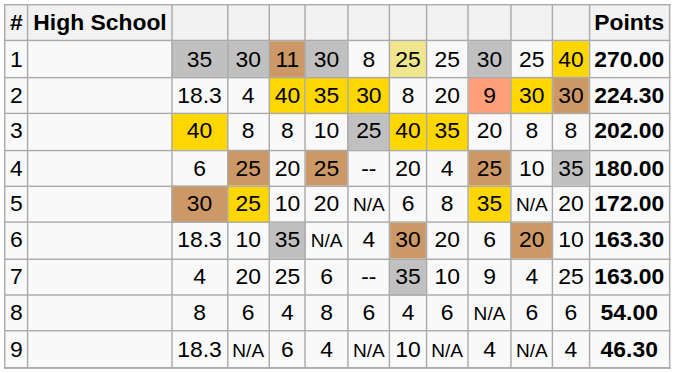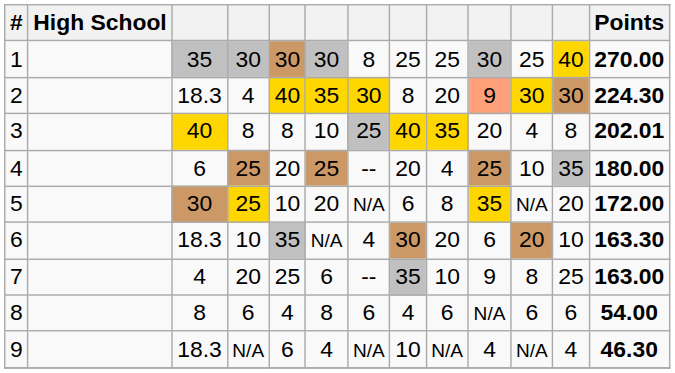(287, 58) 11 -> (287, 58) 30
(408, 58) khaki background -> (408, 58) no background
(532, 131) 8 -> (532, 131) 4
(629, 131) 202.00 -> (629, 131) 202.01
(532, 276) 4 -> (532, 276) 8
